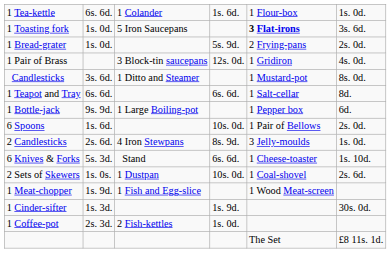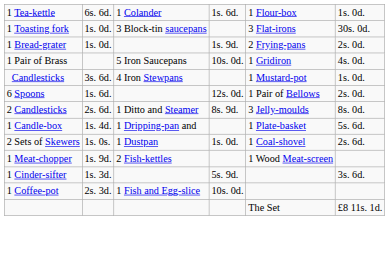(152, 28) 5 Iron Saucepans -> (161, 28) 3 Block-tin saucepans
(274, 28) bold -> (272, 28) normal
(352, 28) 3s. 6d. -> (354, 28) 30s. 0d.
(226, 45) 5s. 9d. -> (225, 45) 1s. 9d.
(162, 61) 3 Block-tin saucepans -> (152, 61) 5 Iron Saucepans
(228, 61) 12s. 0d. -> (227, 61) 10s. 0d.
(158, 77) 1 Ditto and Steamer -> (150, 77) 4 Iron Stewpans
(352, 77) 8s. 0d. -> (351, 77) 1s. 0d.
- row: (44, 93)
- row: (33, 110)
(228, 126) 10s. 0d. -> (227, 93) 12s. 0d.
(150, 142) 4 Iron Stewpans -> (157, 110) 1 Ditto and Steamer
(352, 142) 1s. 0d. -> (351, 110) 8s. 0d.
+ row: (34, 126)
- row: (43, 158)
(228, 175) 10s. 0d. -> (225, 142) 1s. 0d.
(159, 191) 1 Fish and Egg-slice -> (144, 158) 2 Fish-kettles
(226, 207) 1s. 9d. -> (225, 175) 5s. 9d.
(355, 207) 30s. 0d. -> (351, 175) 3s. 6d.
(145, 223) 2 Fish-kettles -> (158, 191) 1 Fish and Egg-slice
(226, 223) 1s. 0d. -> (227, 191) 10s. 0d.
